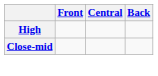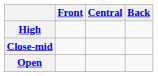+ row: (30, 63)
